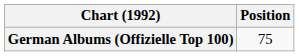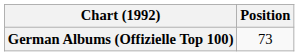(265, 39) 75 -> (265, 39) 73
